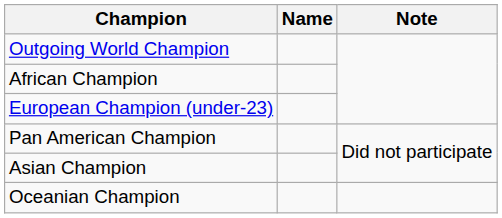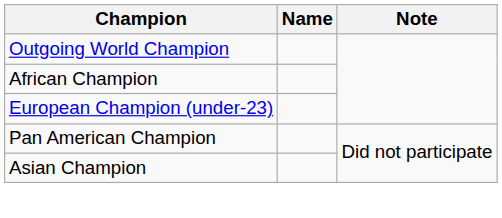- row: (94, 197)
